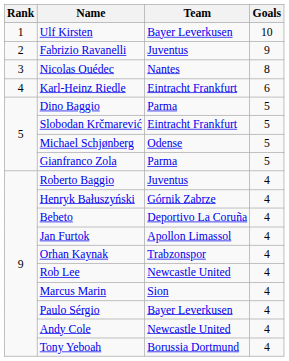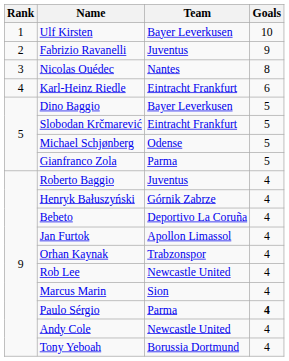(162, 106) Parma -> (190, 106) Bayer Leverkusen
(190, 310) Bayer Leverkusen -> (162, 310) Parma
(267, 310) normal -> (267, 310) bold
